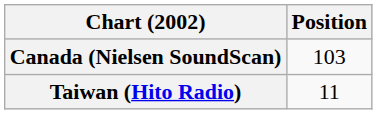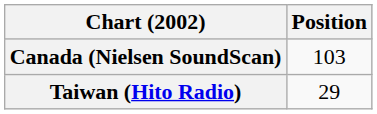(329, 91) 11 -> (329, 91) 29
